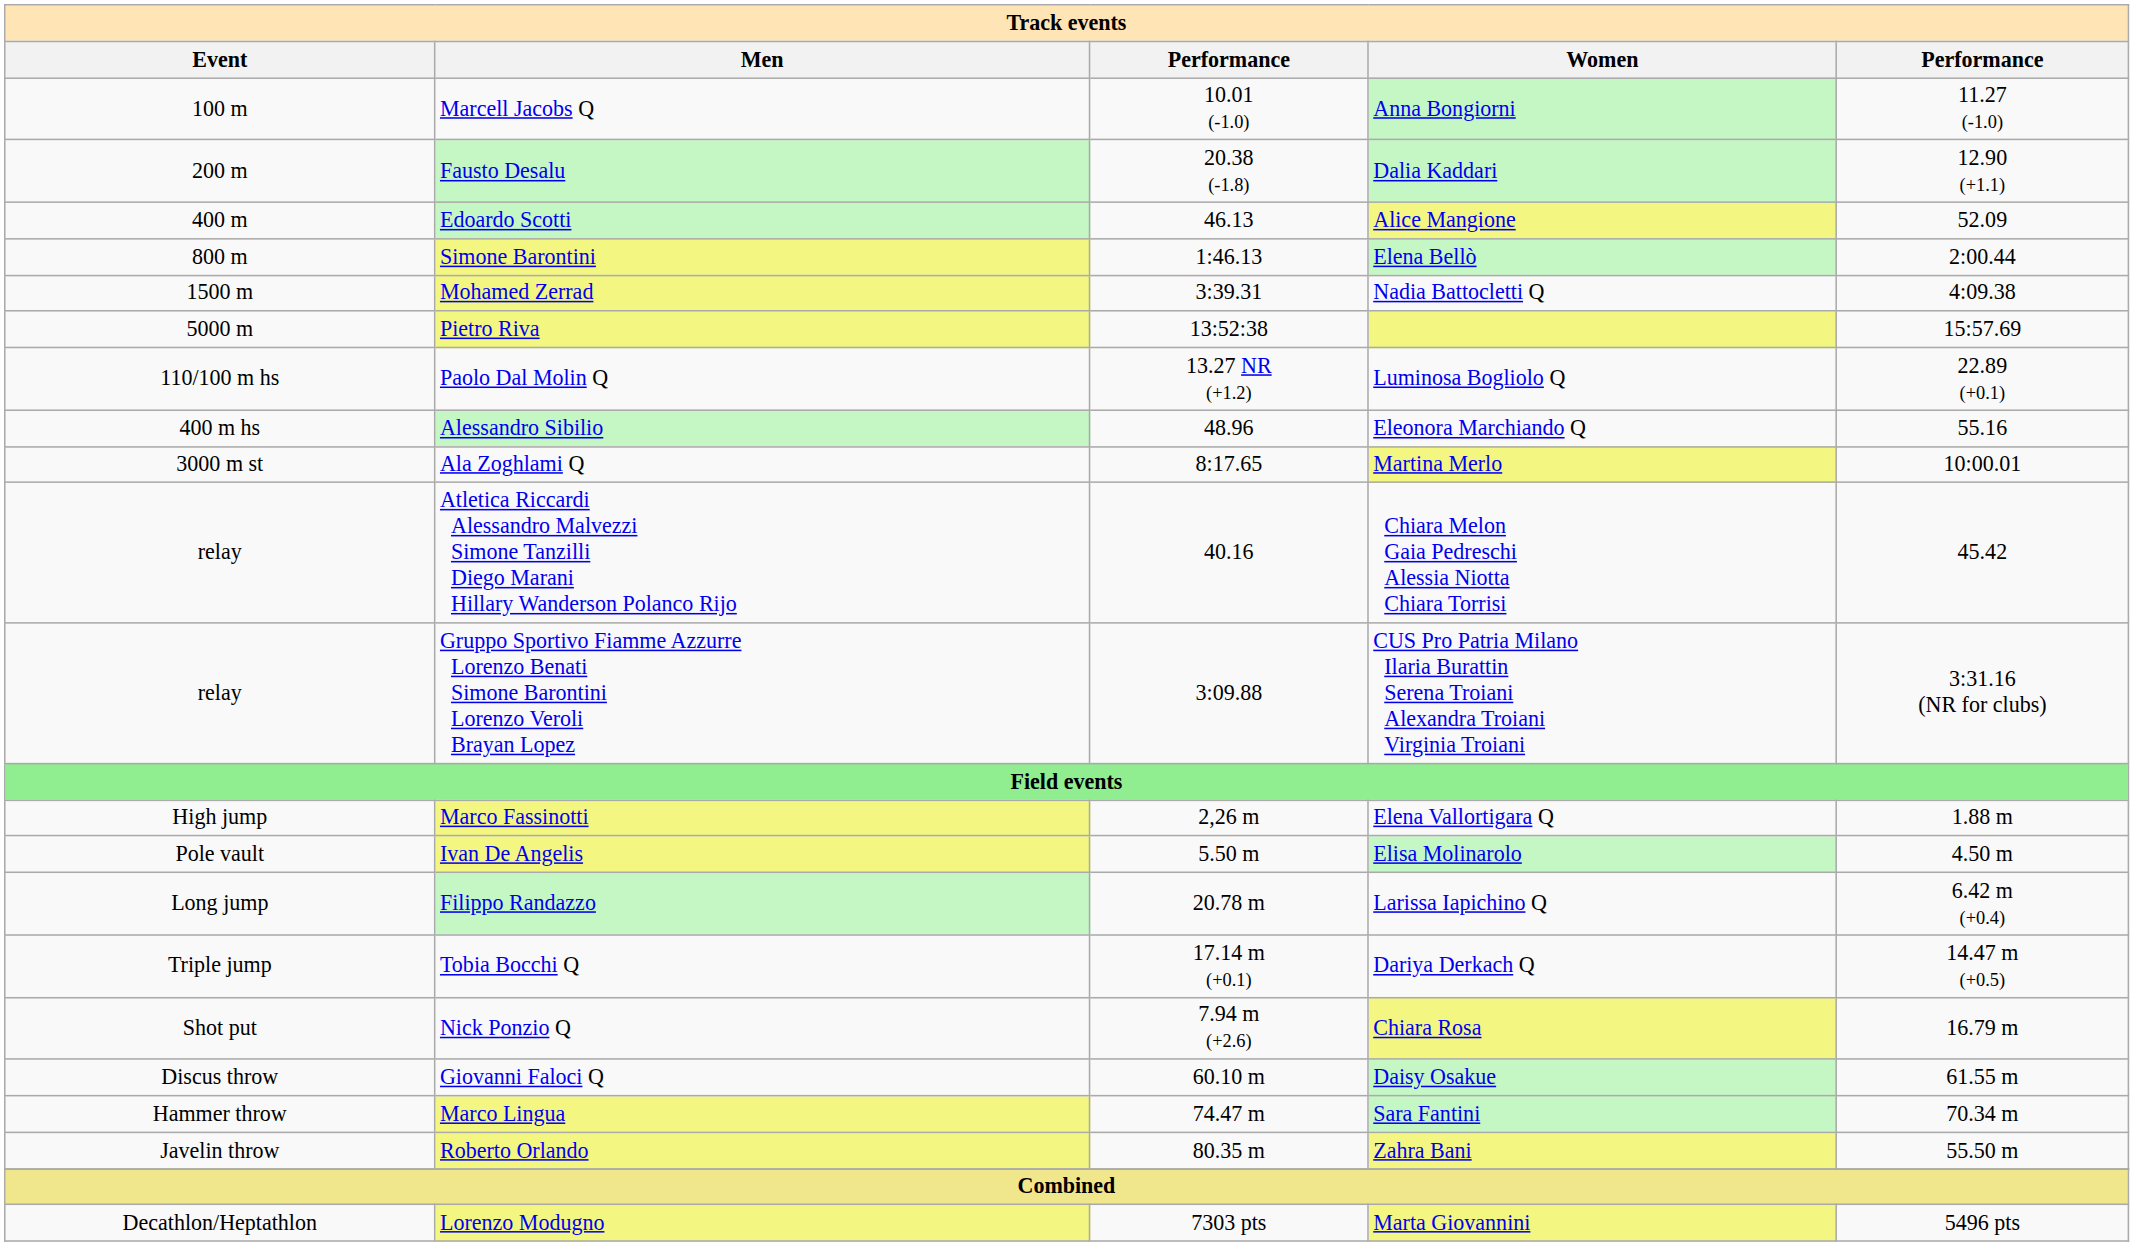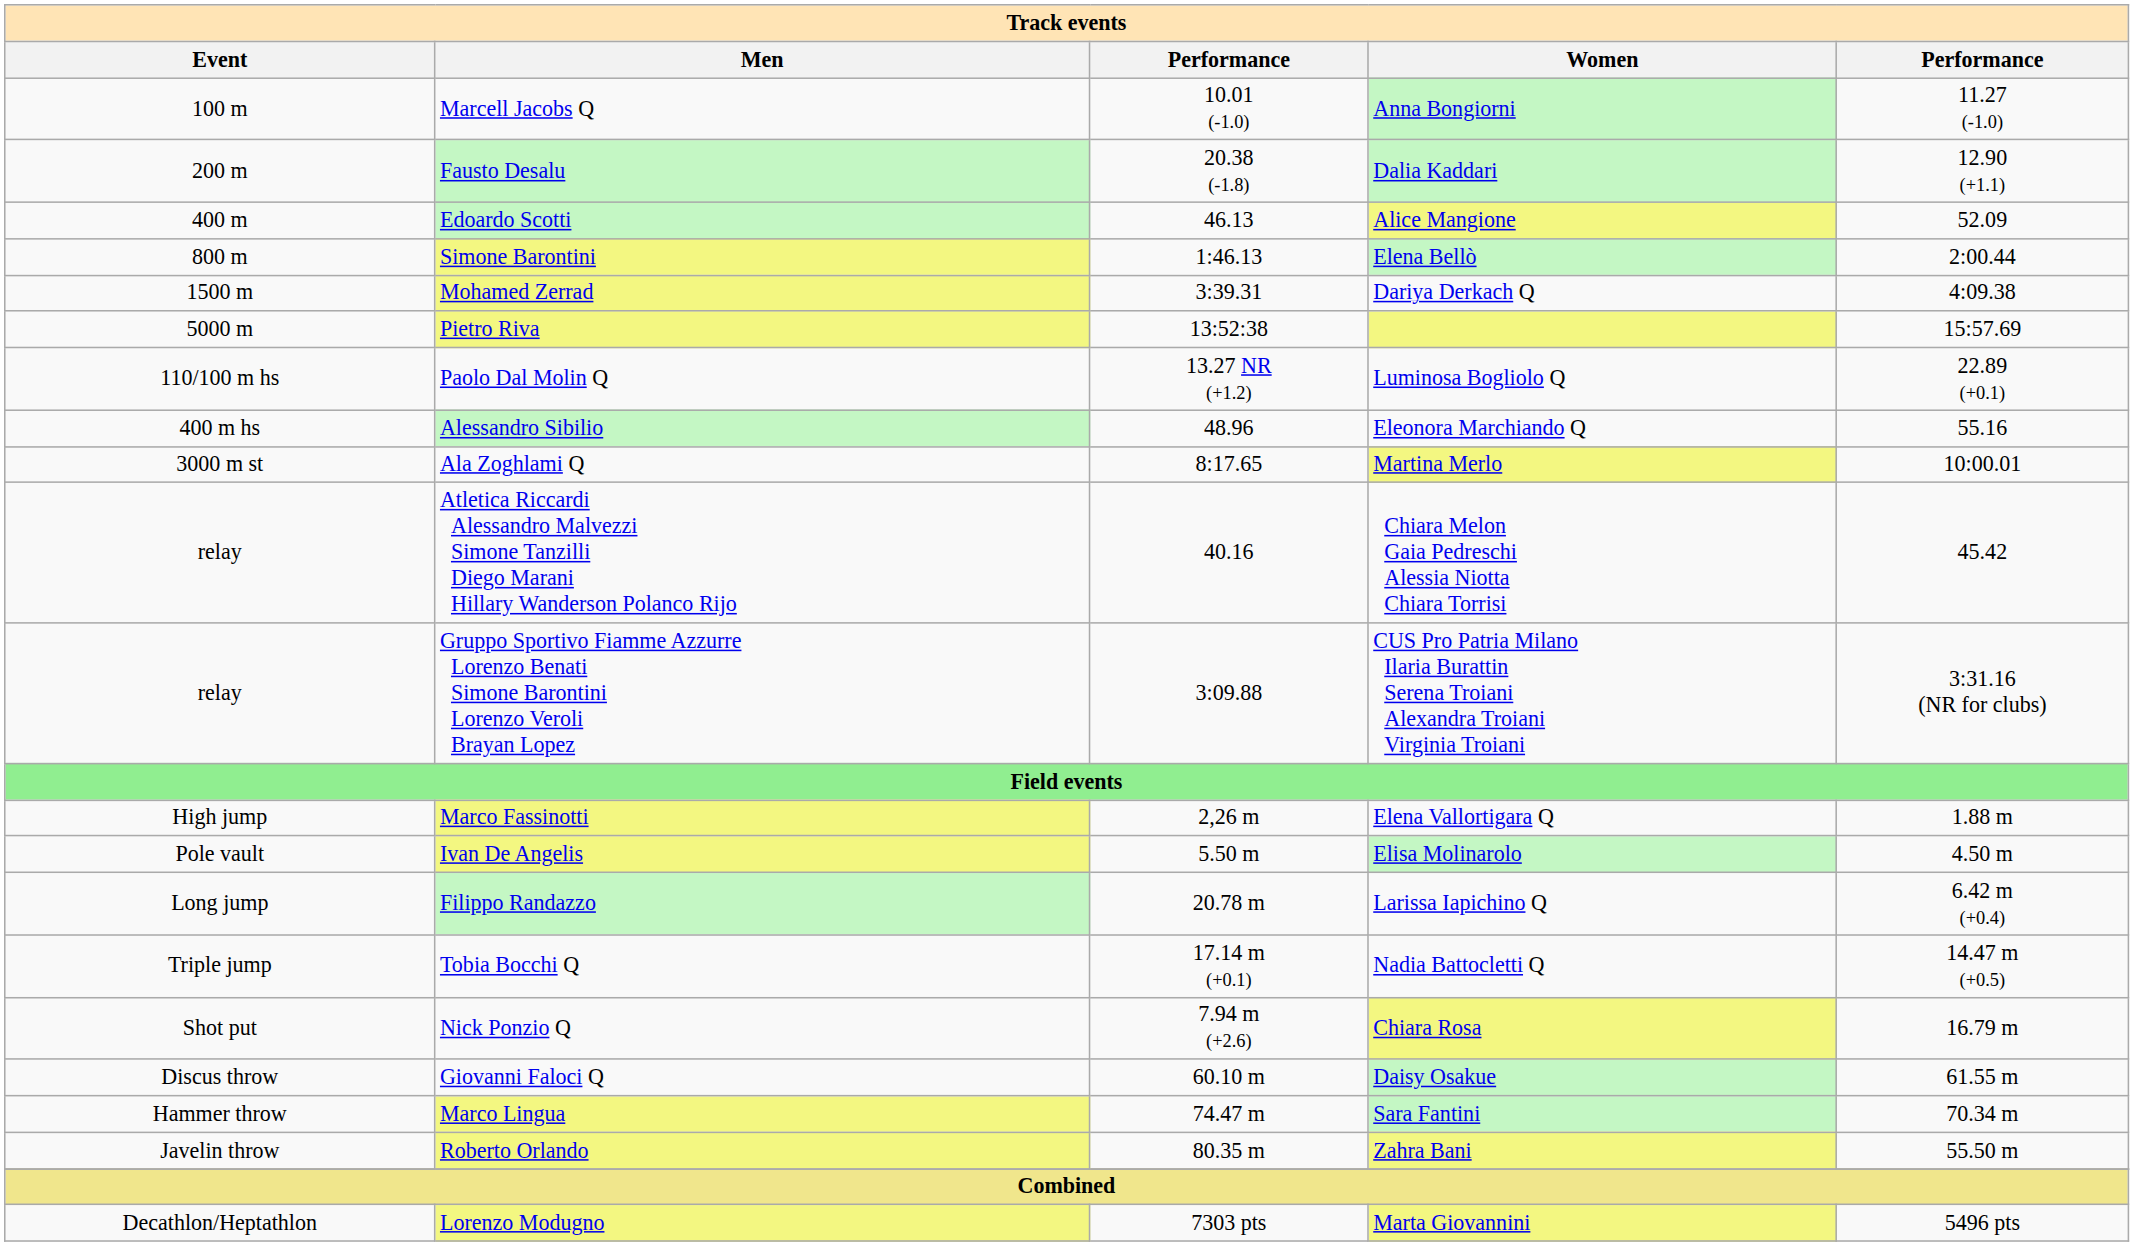(1459, 293) Nadia Battocletti Q -> (1454, 293) Dariya Derkach Q
(1454, 965) Dariya Derkach Q -> (1459, 965) Nadia Battocletti Q
